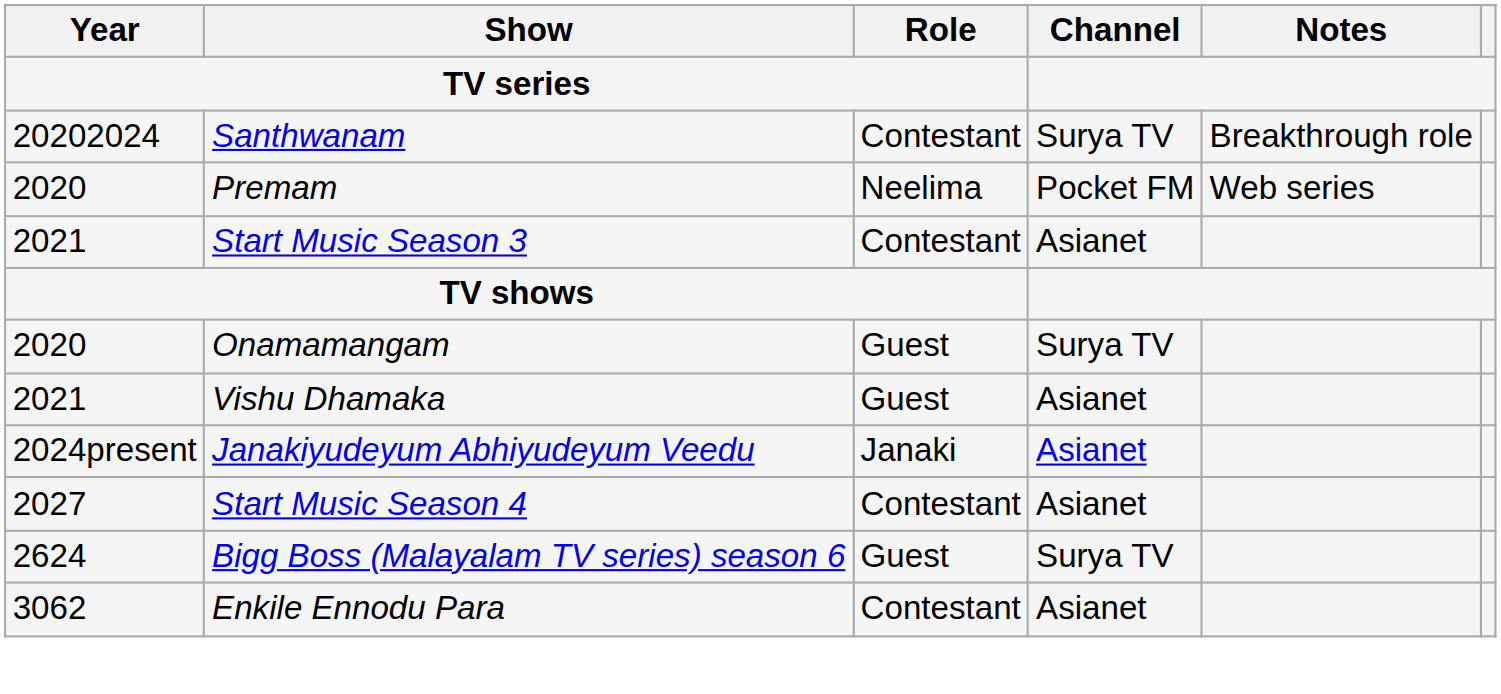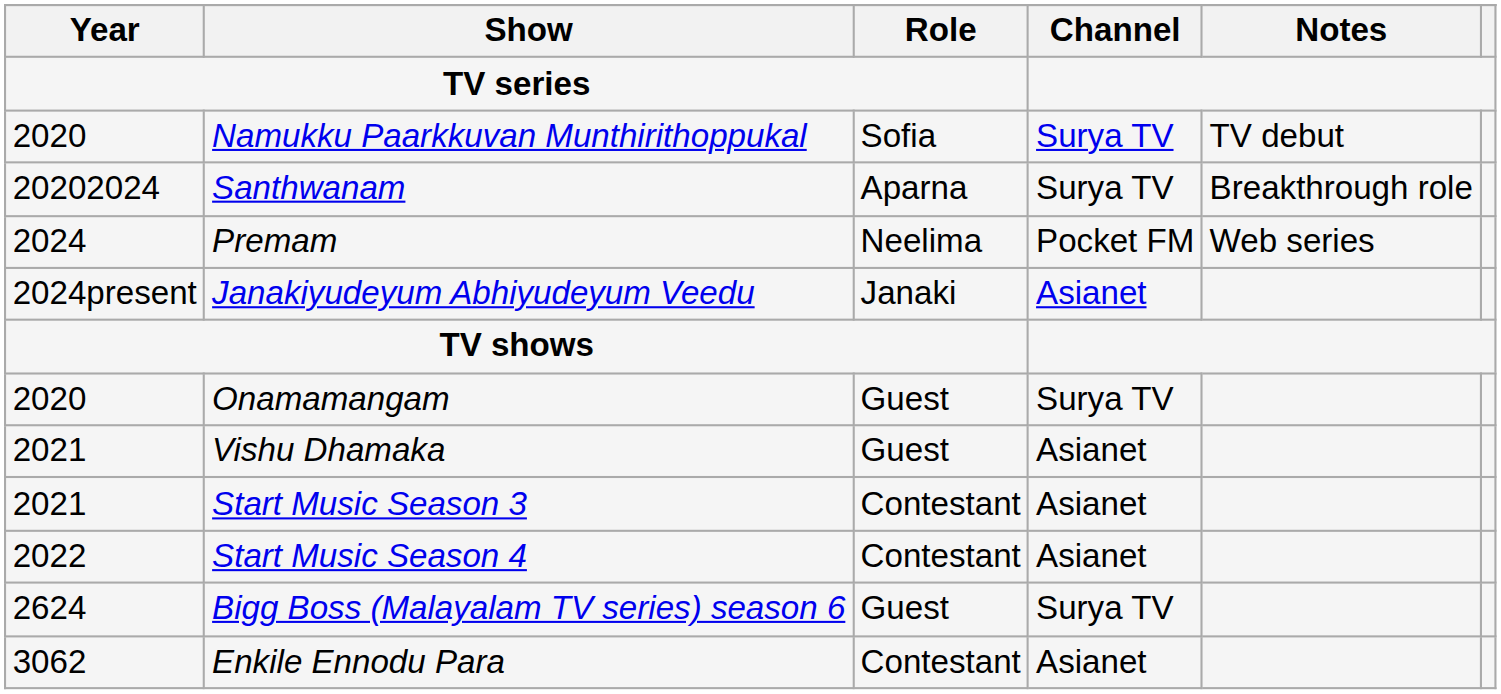+ row: (509, 135)
(941, 135) Contestant -> (914, 188) Aparna
(50, 188) 2020 -> (50, 240) 2024
rows swapped: (483, 450) <-> (370, 240)
(50, 503) 2027 -> (50, 556) 2022
